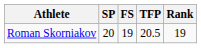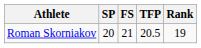(127, 33) 19 -> (127, 33) 21
